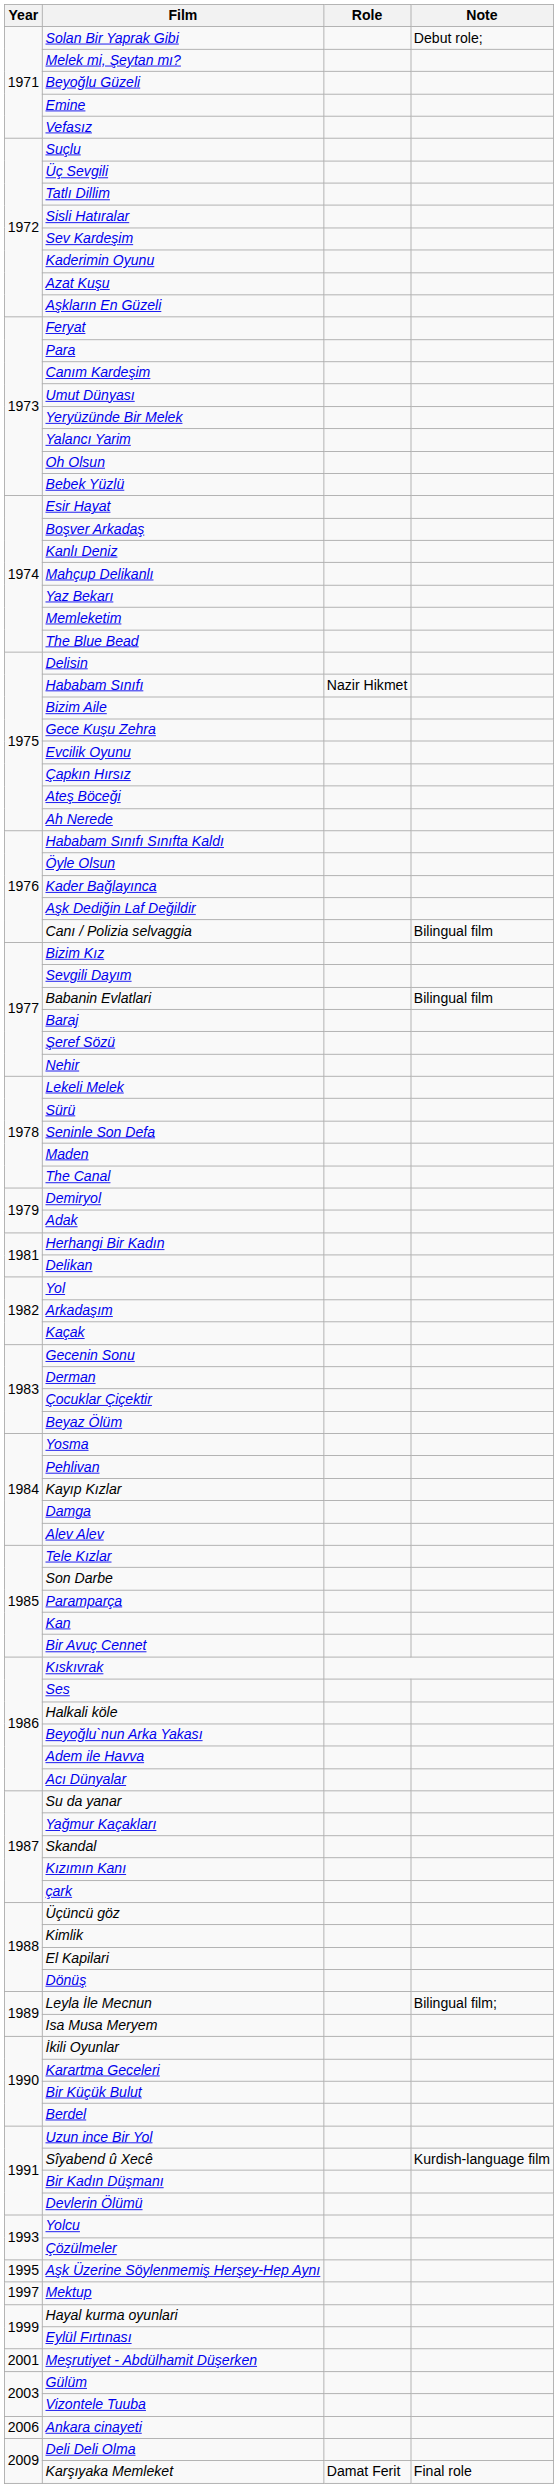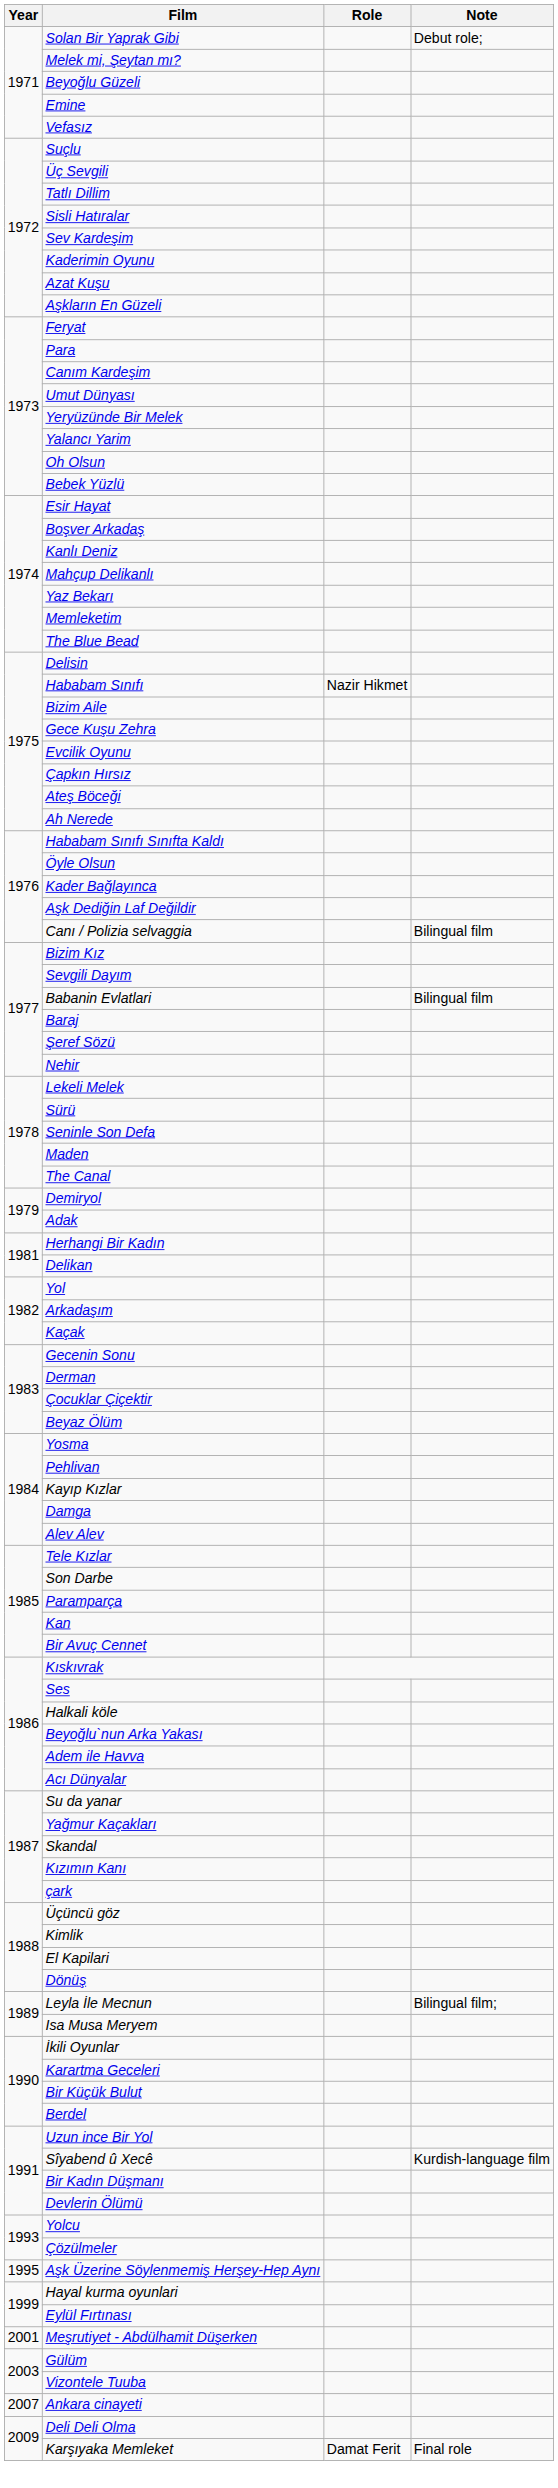- row: (69, 2293)
(23, 2427) 2006 -> (23, 2404) 2007
